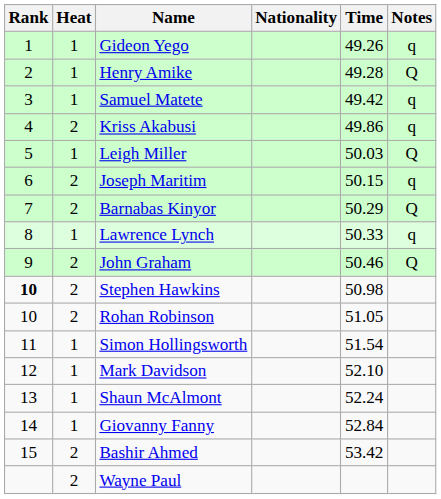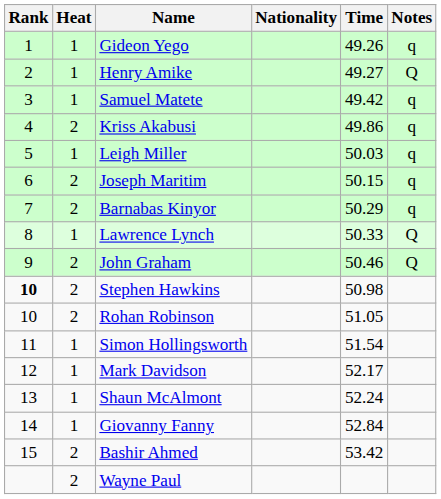(364, 72) 49.28 -> (364, 72) 49.27
(412, 153) Q -> (412, 153) q
(412, 208) Q -> (412, 208) q
(412, 235) q -> (412, 235) Q
(364, 371) 52.10 -> (364, 371) 52.17
